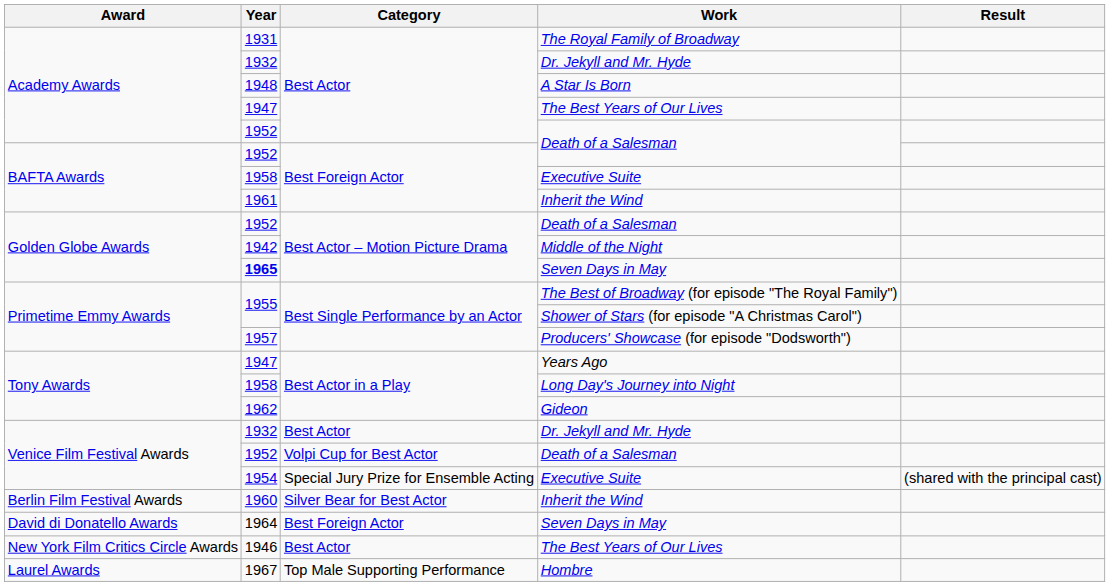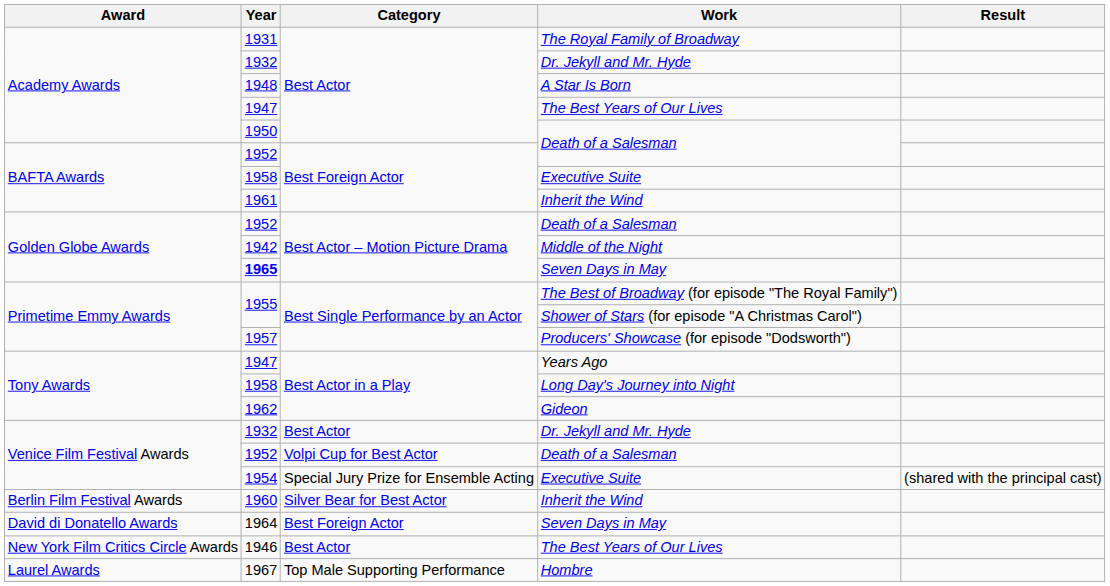(261, 131) 1952 -> (261, 131) 1950
